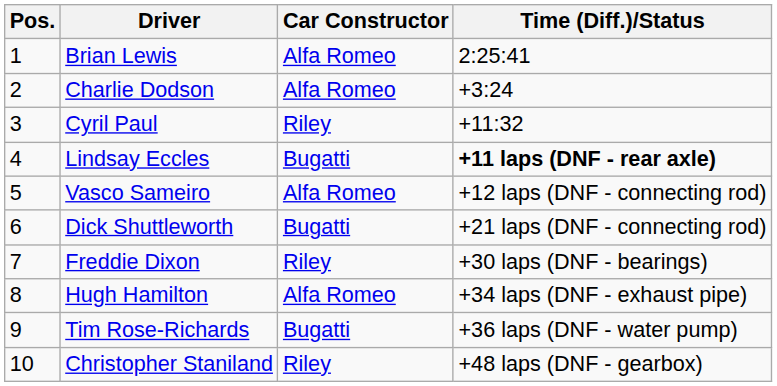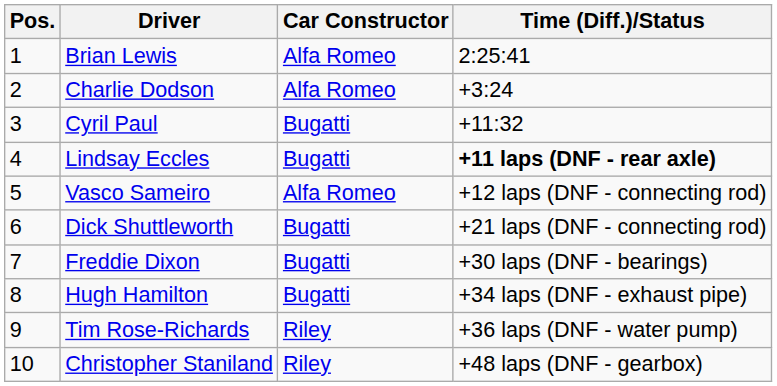(307, 124) Riley -> (317, 124) Bugatti
(307, 261) Riley -> (317, 261) Bugatti
(339, 295) Alfa Romeo -> (317, 295) Bugatti
(317, 329) Bugatti -> (307, 329) Riley
